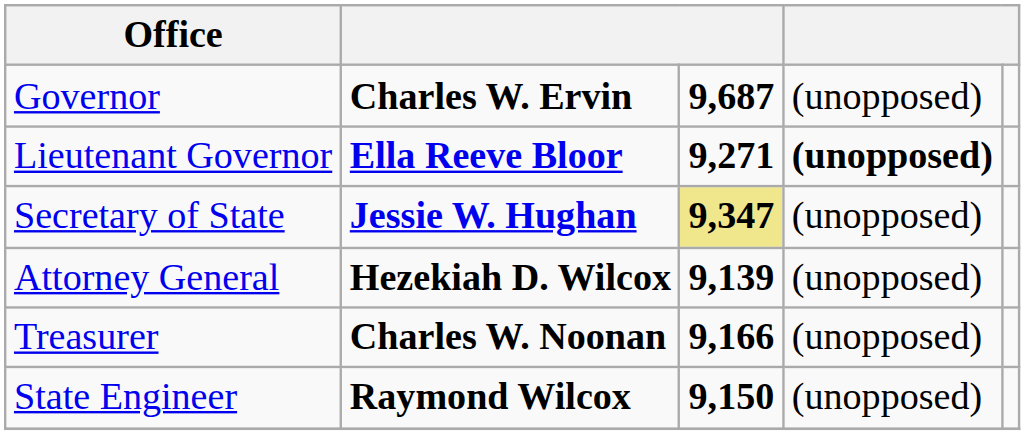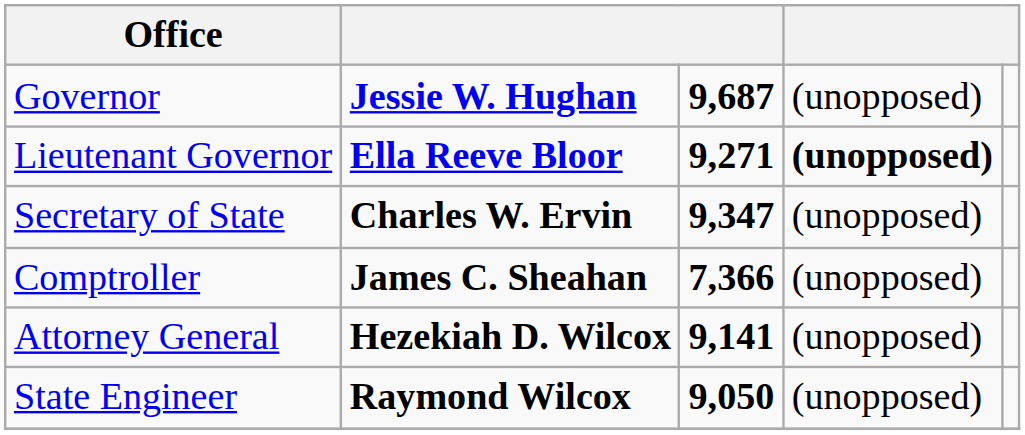(491, 95) Charles W. Ervin -> (493, 95) Jessie W. Hughan
(493, 215) Jessie W. Hughan -> (491, 215) Charles W. Ervin
(731, 215) khaki background -> (731, 215) no background
+ row: (107, 276)
(731, 276) 9,139 -> (731, 336) 9,141
- row: (86, 336)
(731, 397) 9,150 -> (731, 397) 9,050
